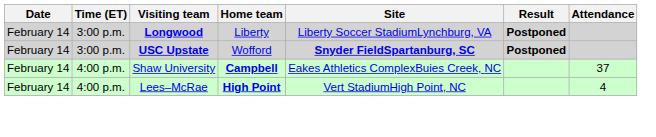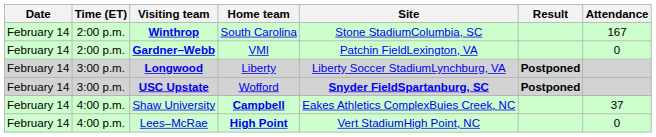+ row: (174, 32)
+ row: (174, 50)
(603, 87) 4 -> (617, 123) 0
